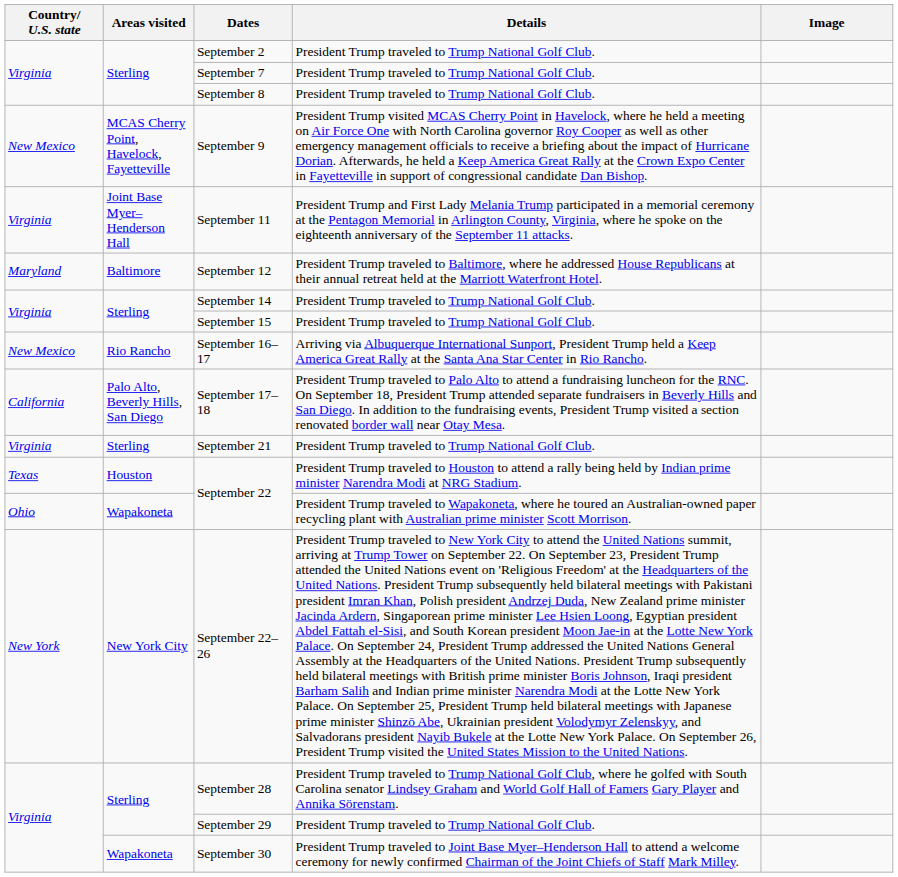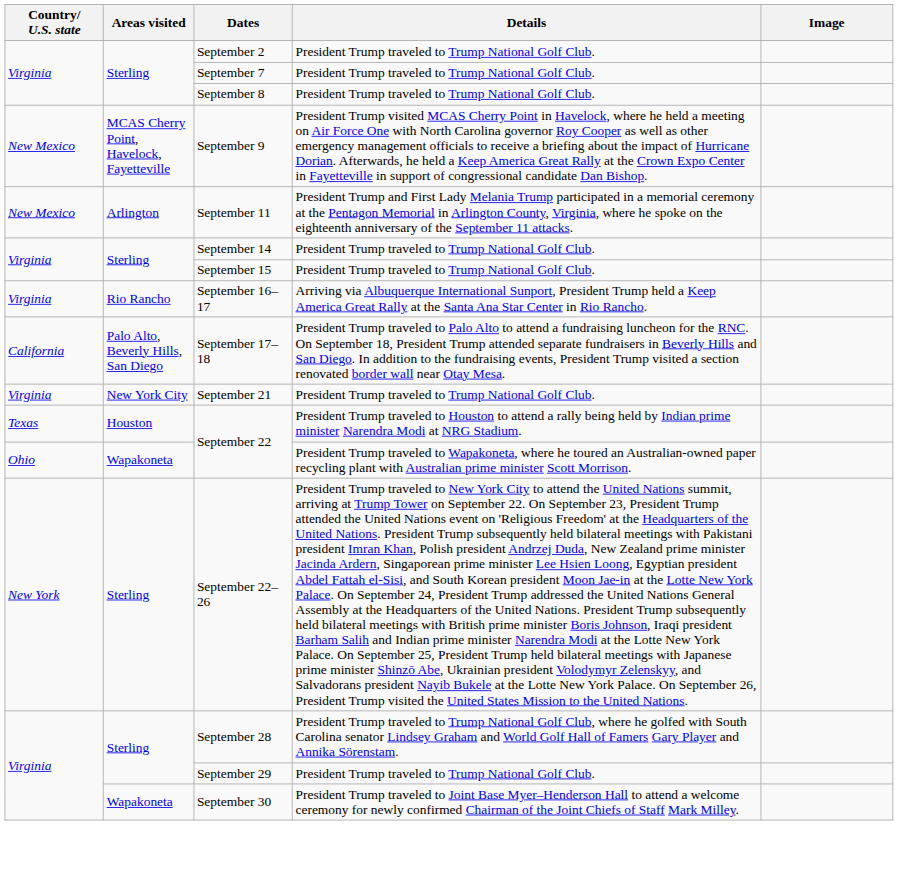(30, 220) Virginia -> (41, 212) New Mexico
(136, 220) Joint Base Myer–Henderson Hall -> (133, 212) Arlington
- row: (234, 271)
(41, 350) New Mexico -> (30, 299) Virginia
(128, 446) Sterling -> (147, 394) New York City
(147, 646) New York City -> (128, 594) Sterling
